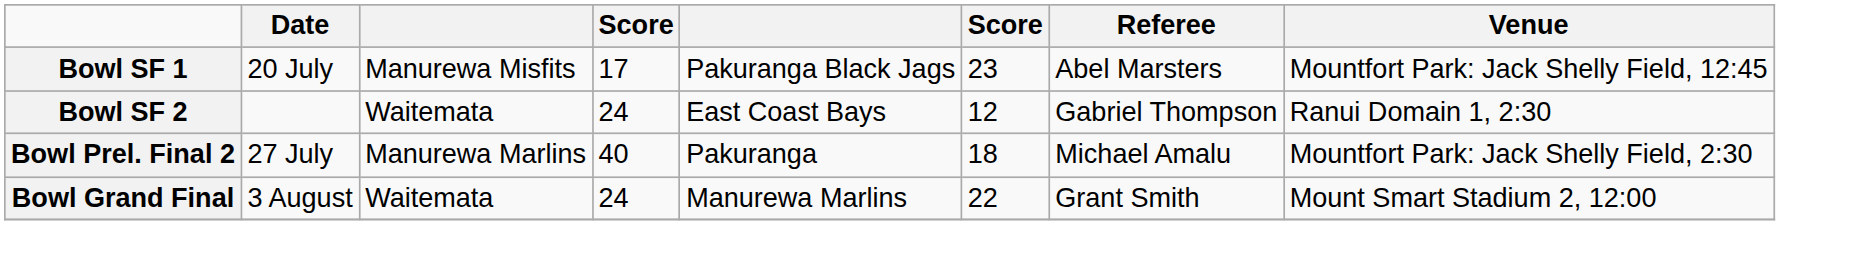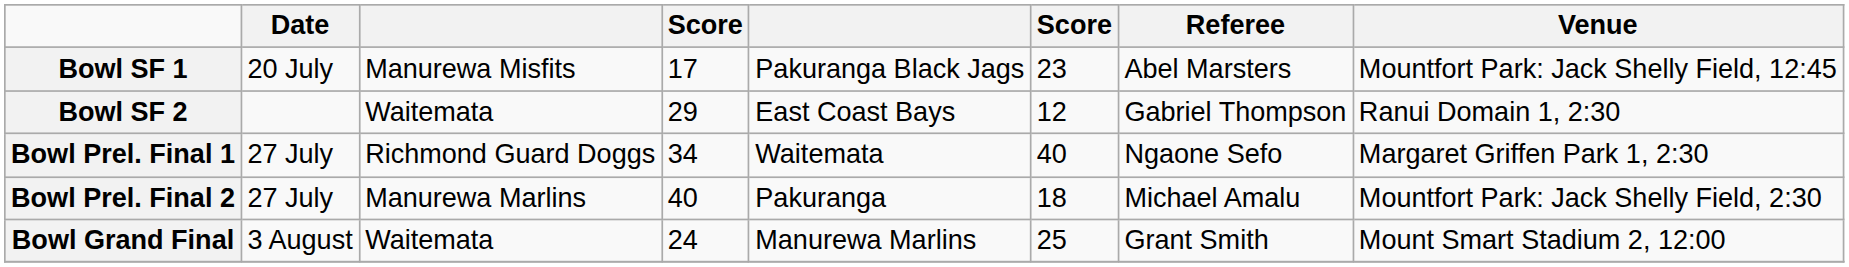(614, 111) 24 -> (683, 111) 29
+ row: (123, 154)
(983, 197) 22 -> (1052, 240) 25
